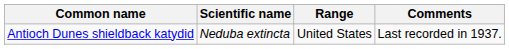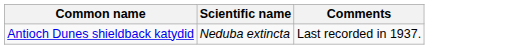- column: (334, 14)
